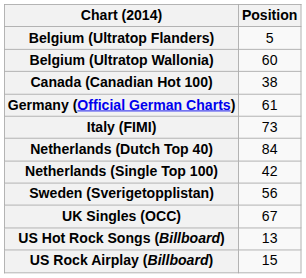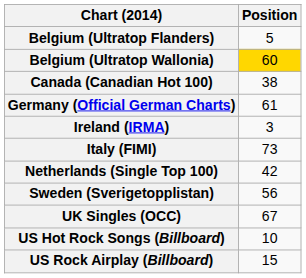(270, 60) no background -> (270, 60) gold background
+ row: (122, 127)
- row: (122, 149)
(270, 238) 13 -> (270, 238) 10
